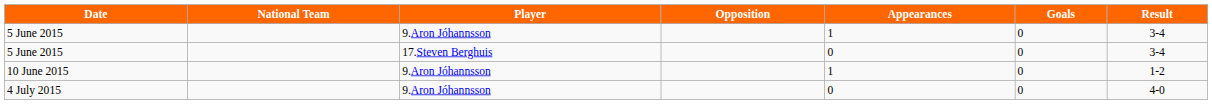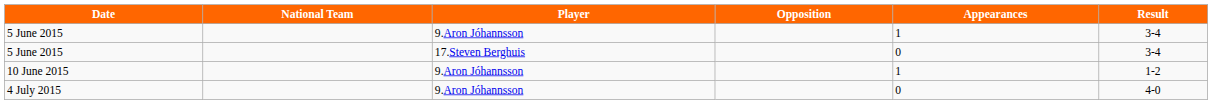- column: (1061, 14)
